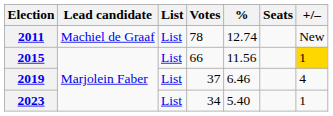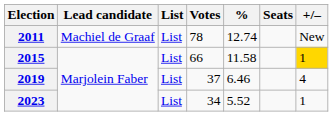(242, 57) 11.56 -> (242, 57) 11.58
(238, 100) 5.40 -> (238, 100) 5.52
